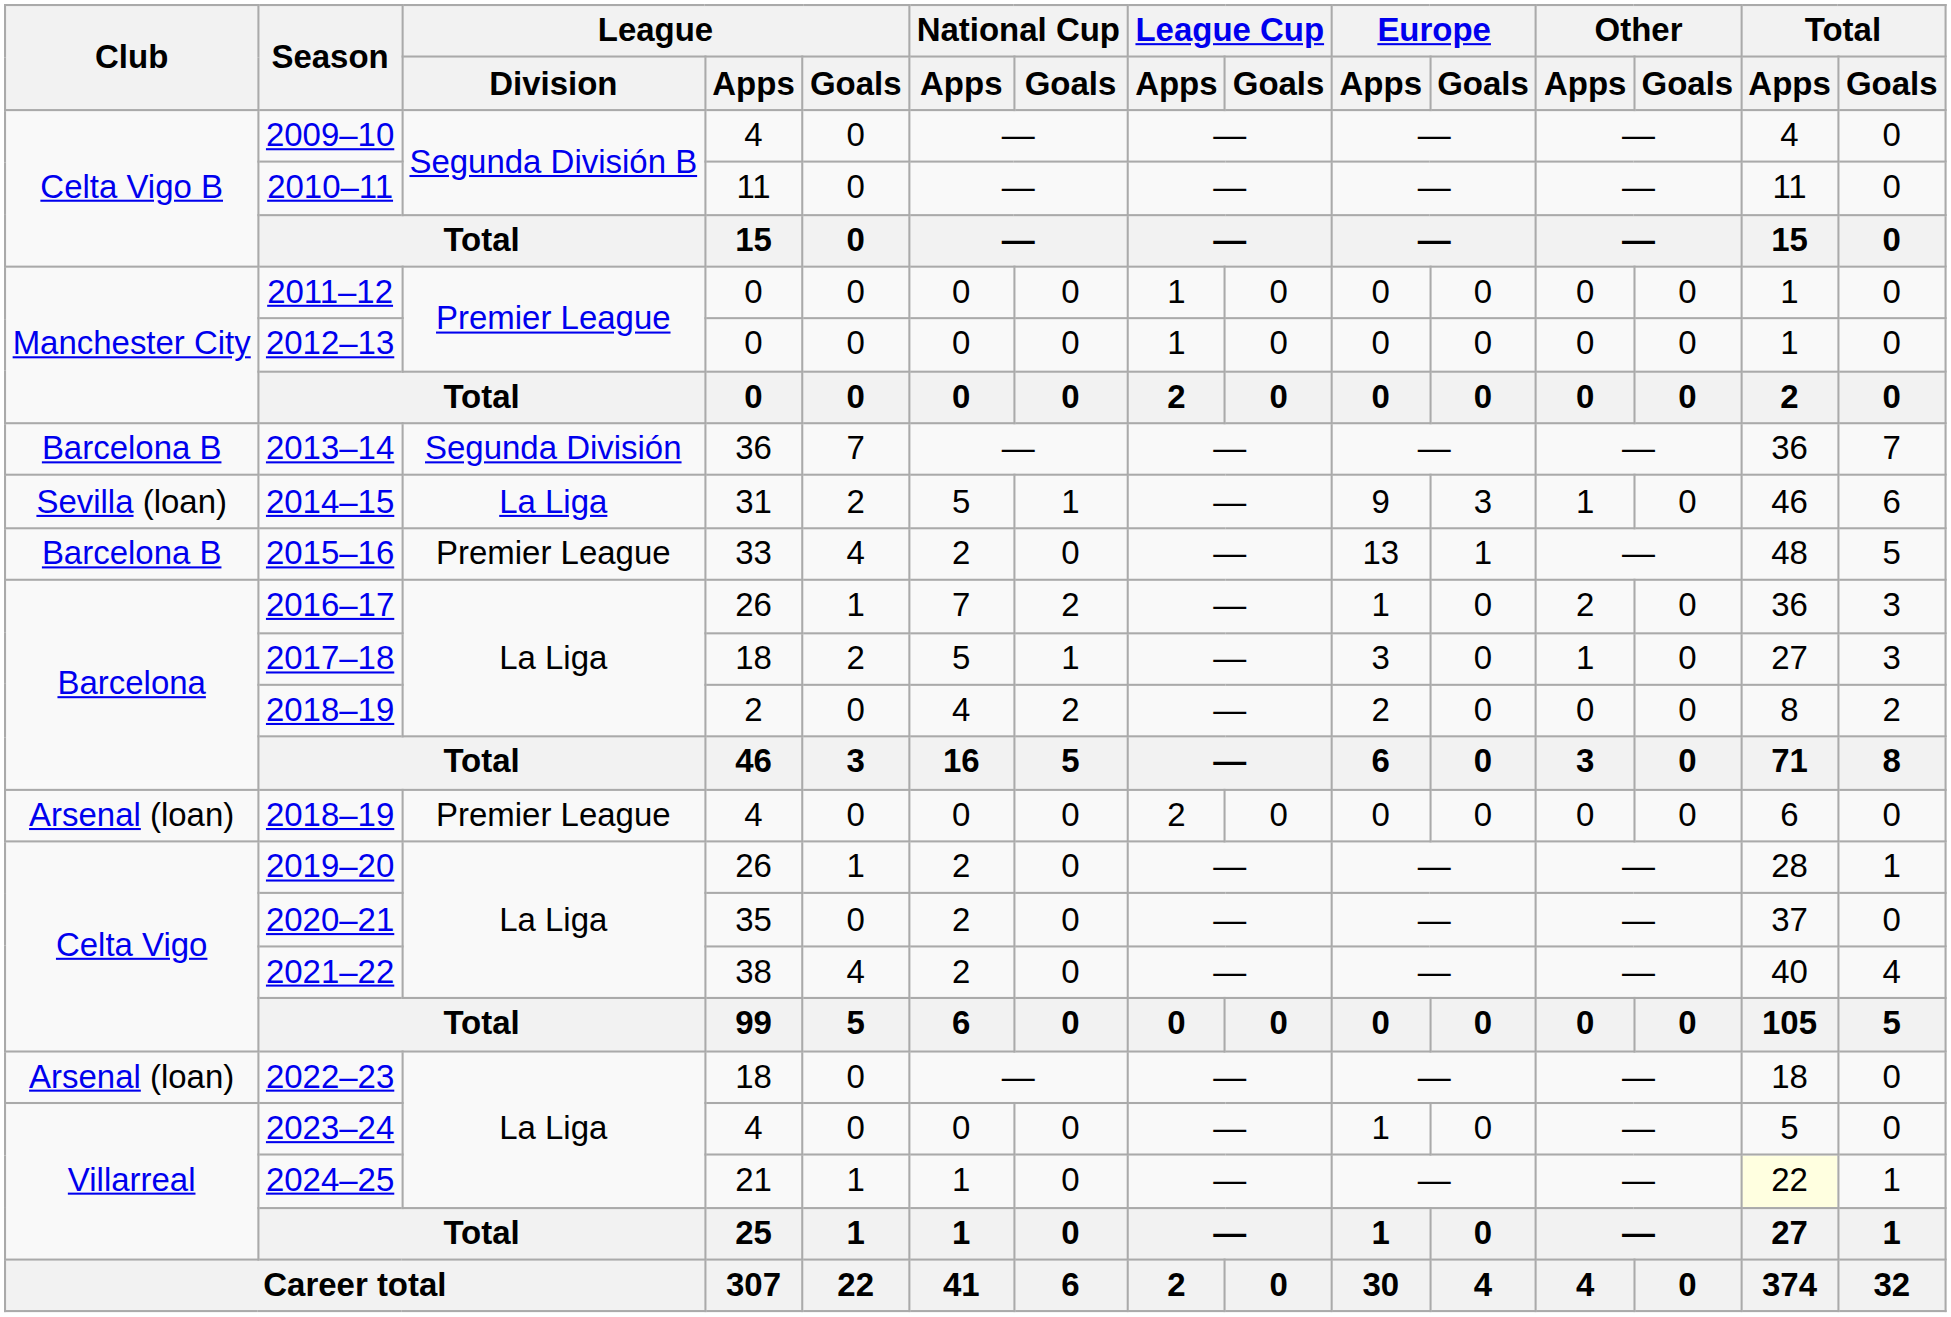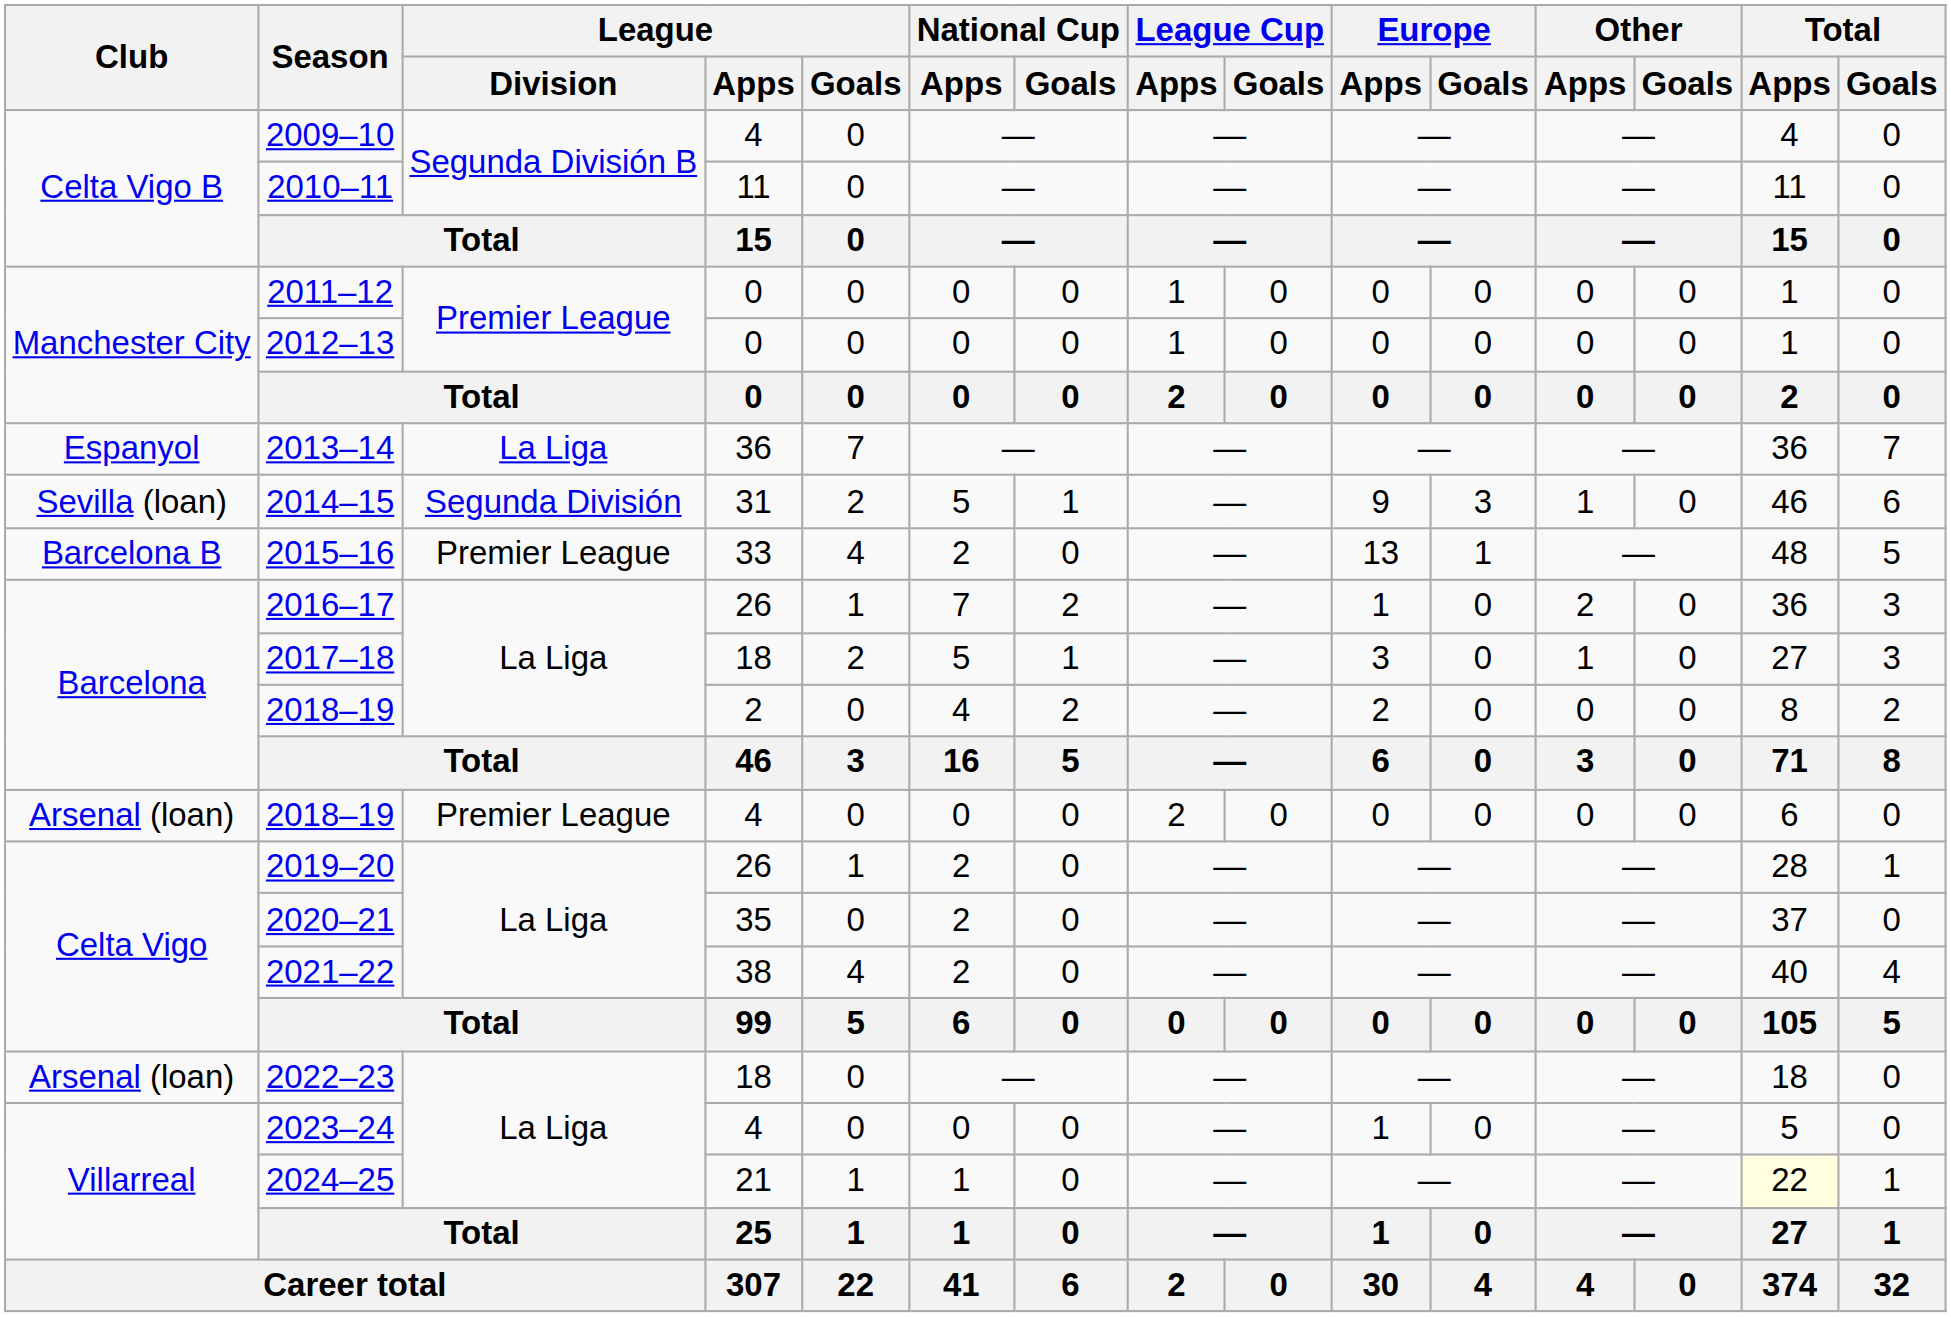(132, 448) Barcelona B -> (132, 448) Espanyol
(553, 448) Segunda División -> (553, 448) La Liga
(553, 501) La Liga -> (553, 501) Segunda División
